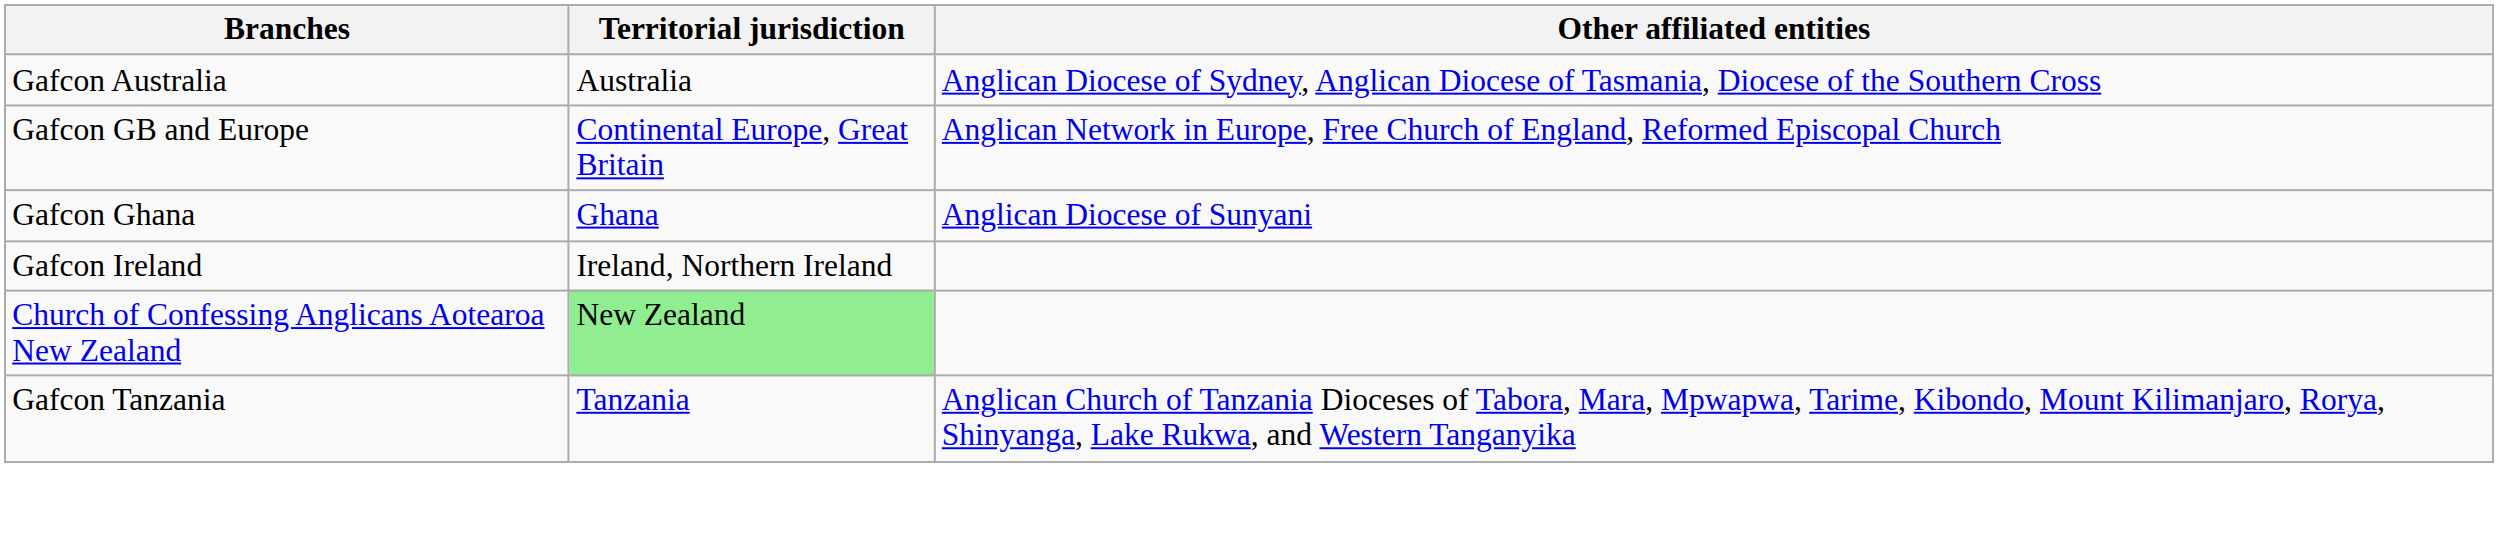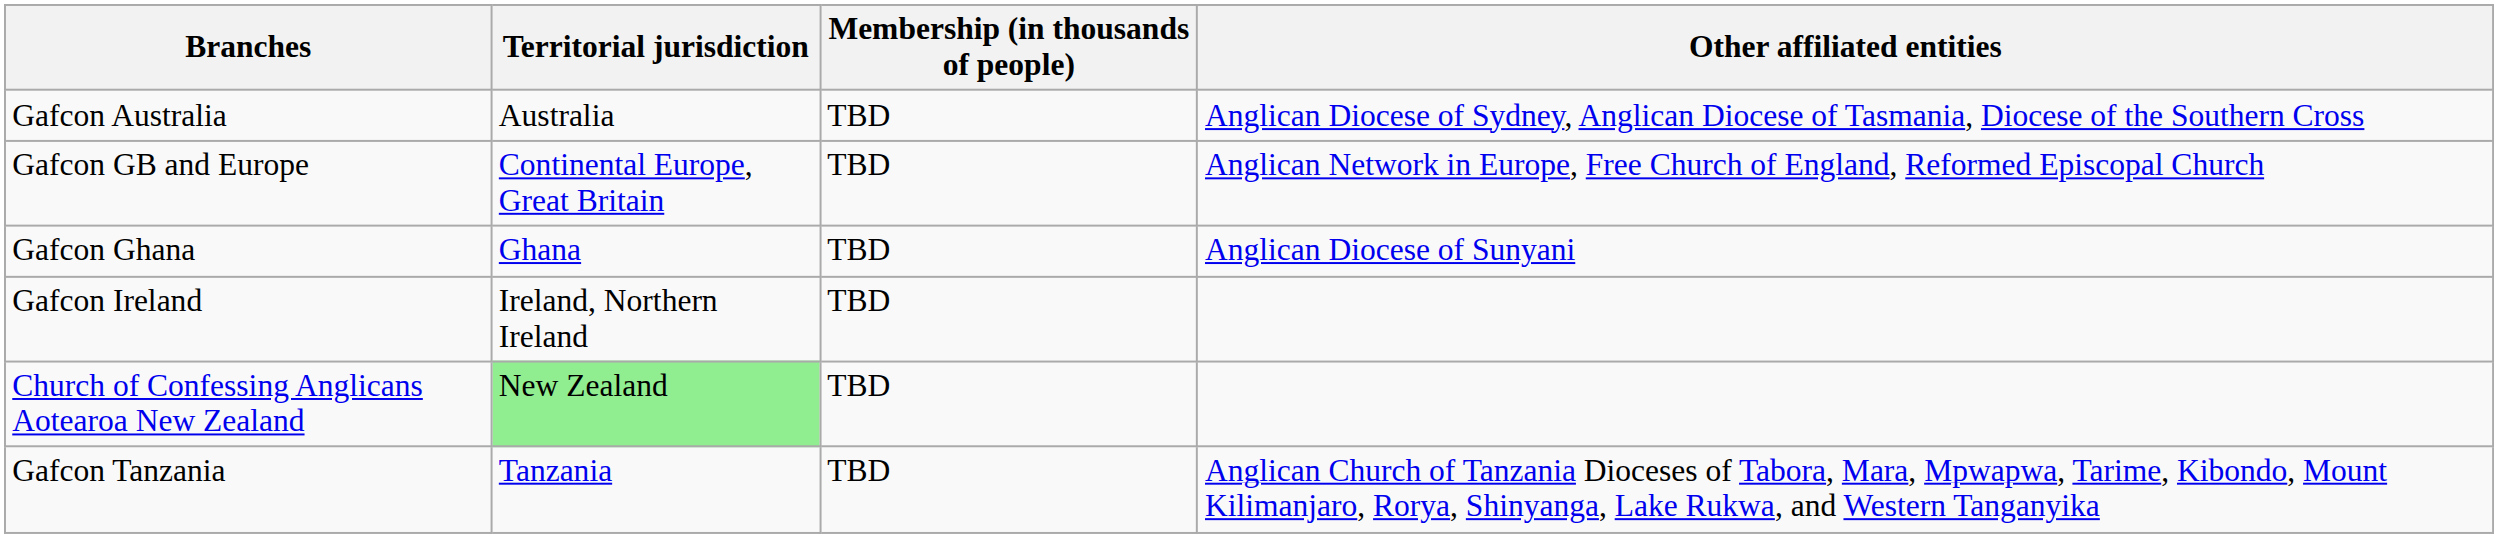+ column: (1009, 47)
